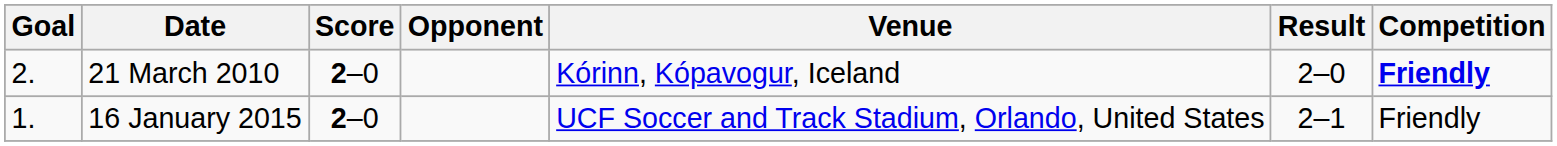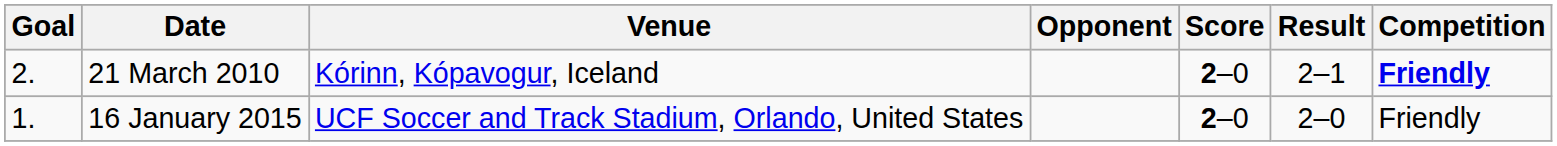columns swapped: (910, 27) <-> (355, 27)
(1321, 72) 2–0 -> (1321, 72) 2–1
(1321, 118) 2–1 -> (1321, 118) 2–0
